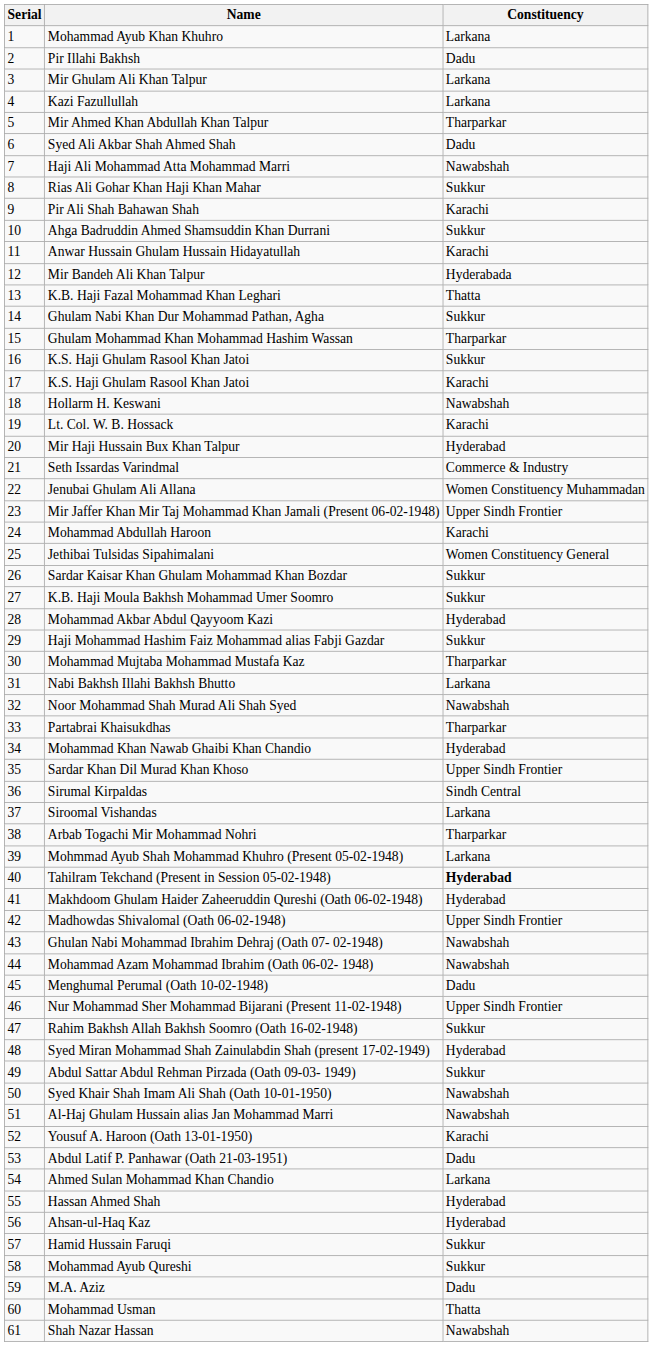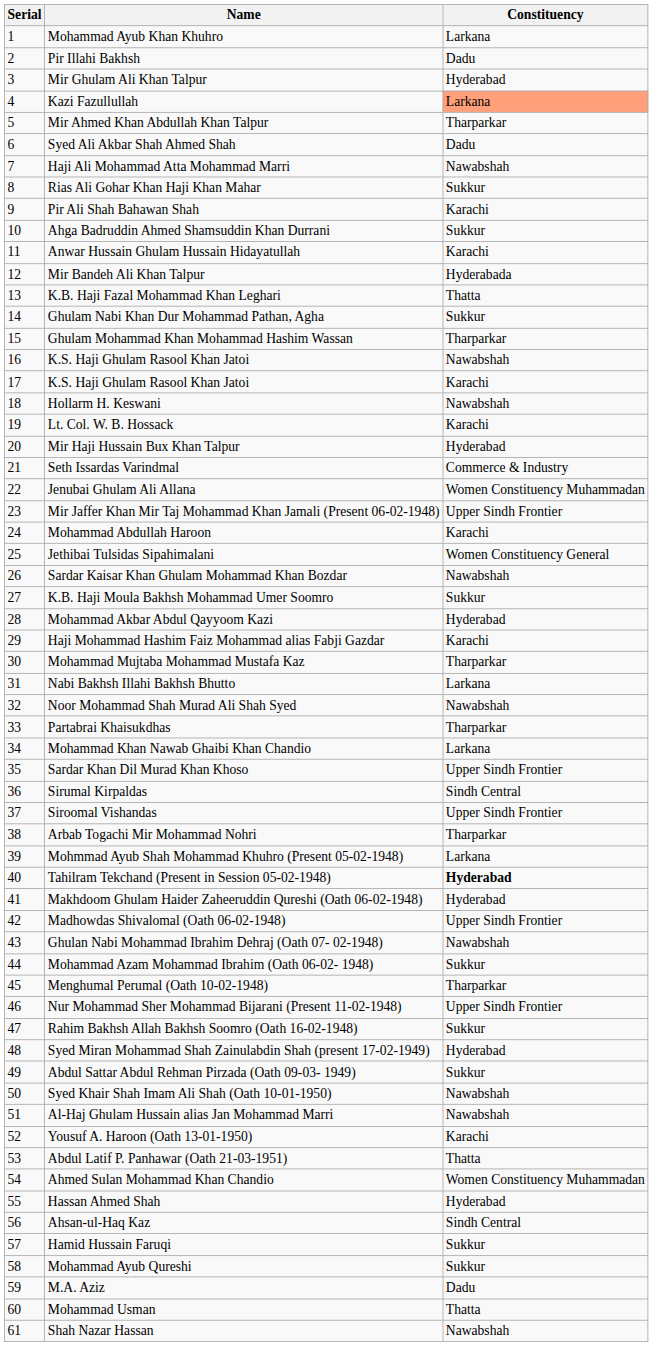(468, 79) Larkana -> (476, 79) Hyderabad
(468, 101) no background -> (468, 101) lightsalmon background
(465, 360) Sukkur -> (478, 360) Nawabshah
(465, 576) Sukkur -> (478, 576) Nawabshah
(465, 640) Sukkur -> (467, 640) Karachi
(476, 748) Hyderabad -> (468, 748) Larkana
(468, 813) Larkana -> (504, 813) Upper Sindh Frontier
(478, 964) Nawabshah -> (465, 964) Sukkur
(461, 985) Dadu -> (476, 985) Tharparkar
(461, 1158) Dadu -> (463, 1158) Thatta
(468, 1179) Larkana -> (545, 1179) Women Constituency Muhammadan
(476, 1223) Hyderabad -> (483, 1223) Sindh Central
